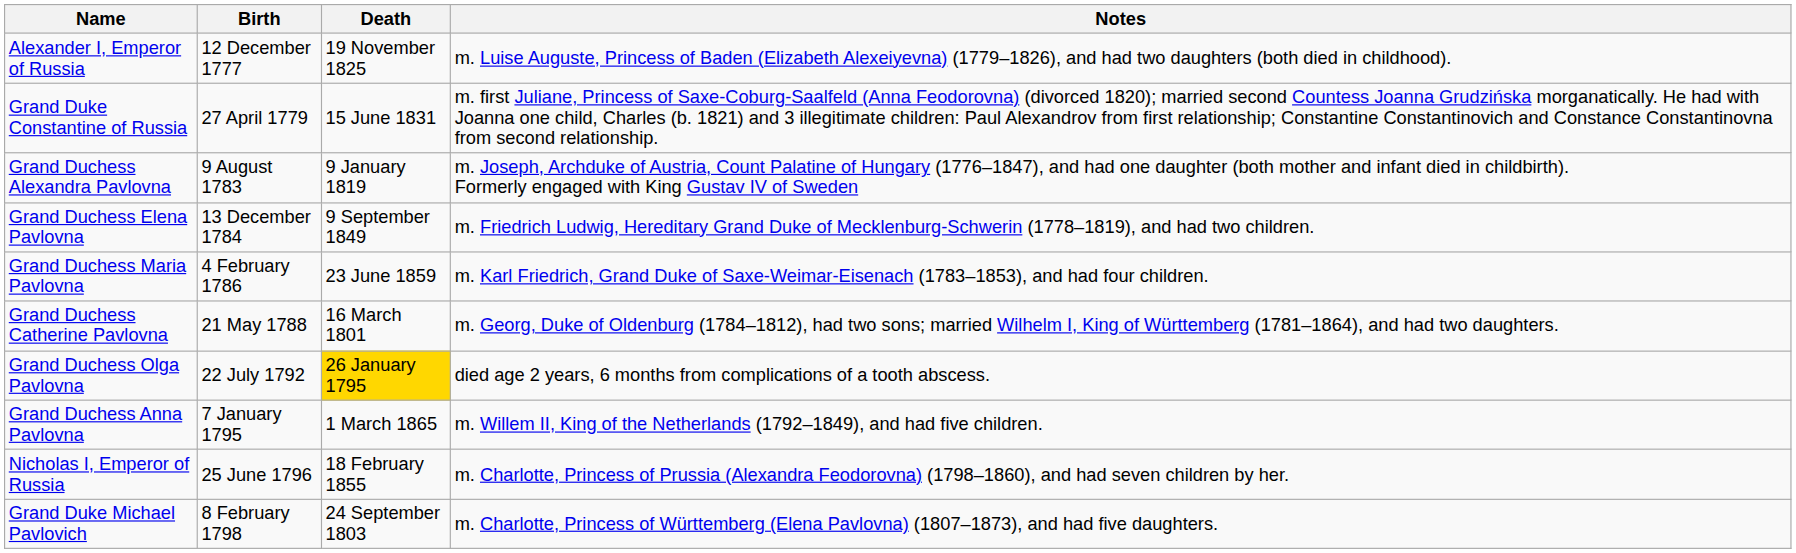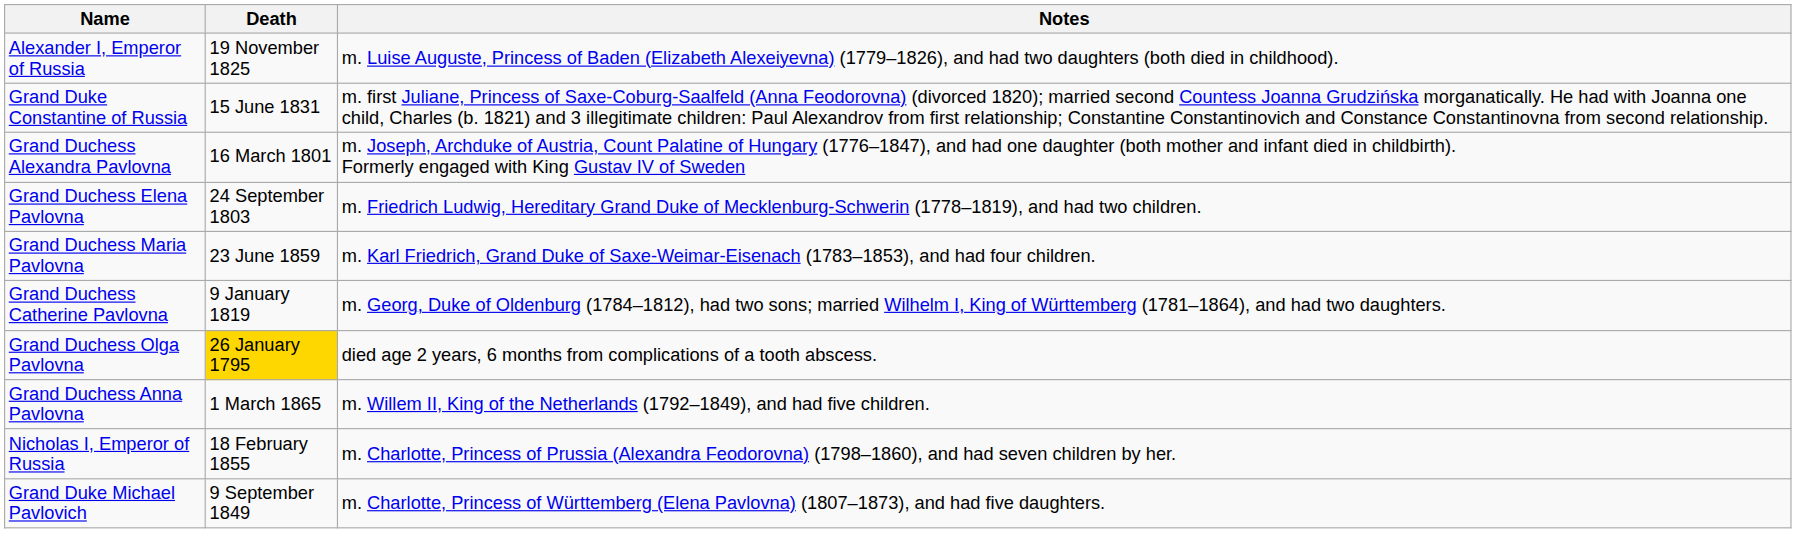- column: (259, 18)
(366, 177) 9 January 1819 -> (270, 157) 16 March 1801
(378, 227) 9 September 1849 -> (267, 206) 24 September 1803
(364, 325) 16 March 1801 -> (250, 305) 9 January 1819
(383, 523) 24 September 1803 -> (262, 503) 9 September 1849
